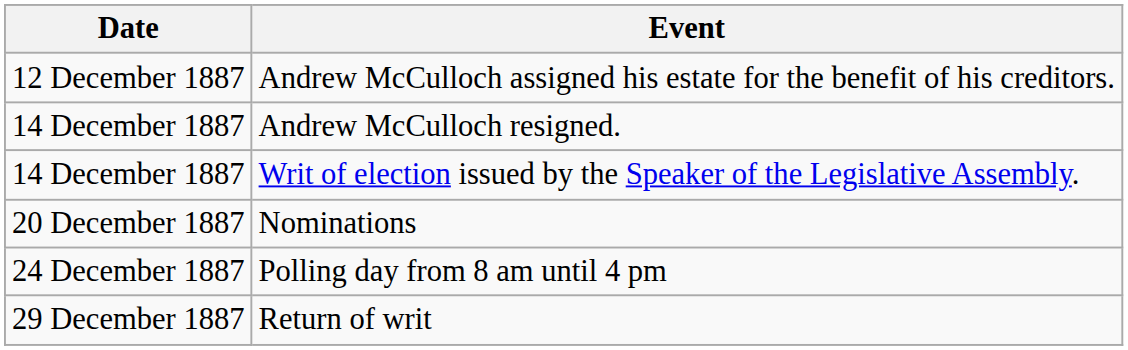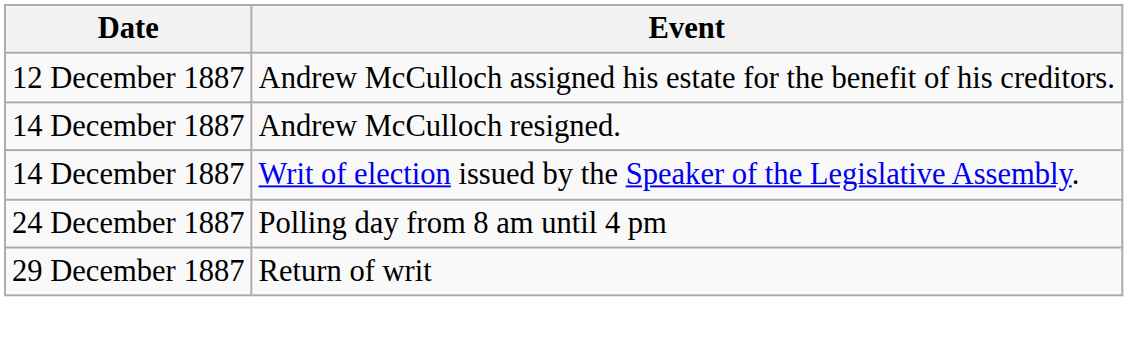- row: (338, 222)
